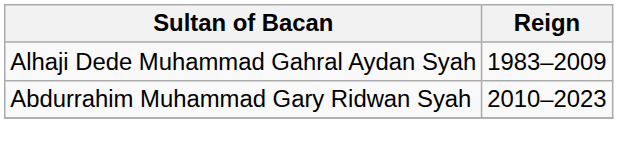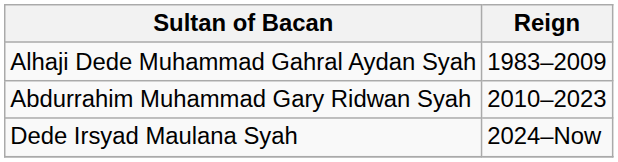+ row: (154, 136)
